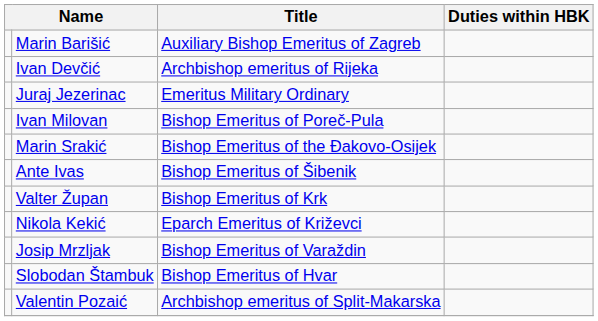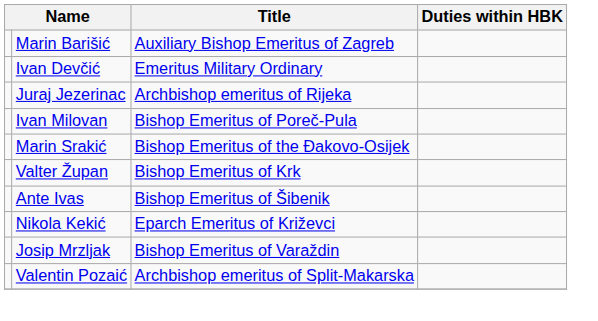(270, 69) Archbishop emeritus of Rijeka -> (228, 69) Emeritus Military Ordinary
(255, 95) Emeritus Military Ordinary -> (243, 95) Archbishop emeritus of Rijeka
rows swapped: (62, 198) <-> (50, 172)
- row: (85, 276)
